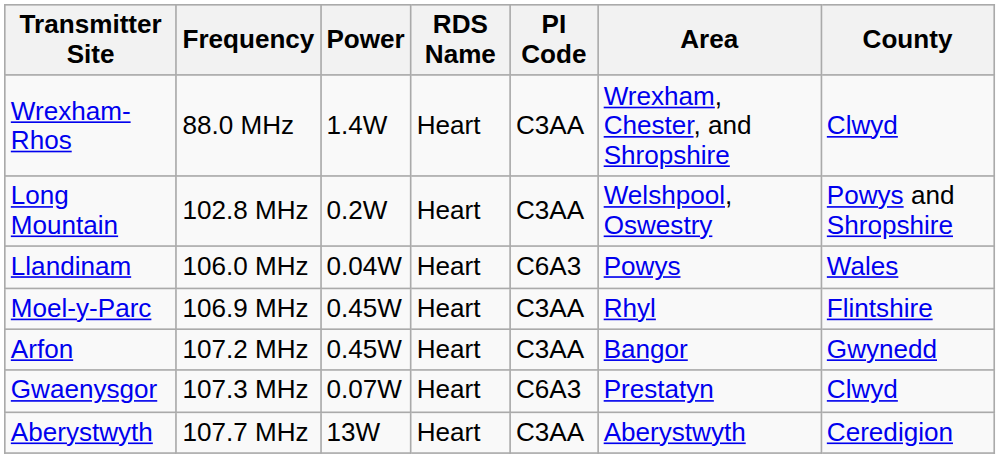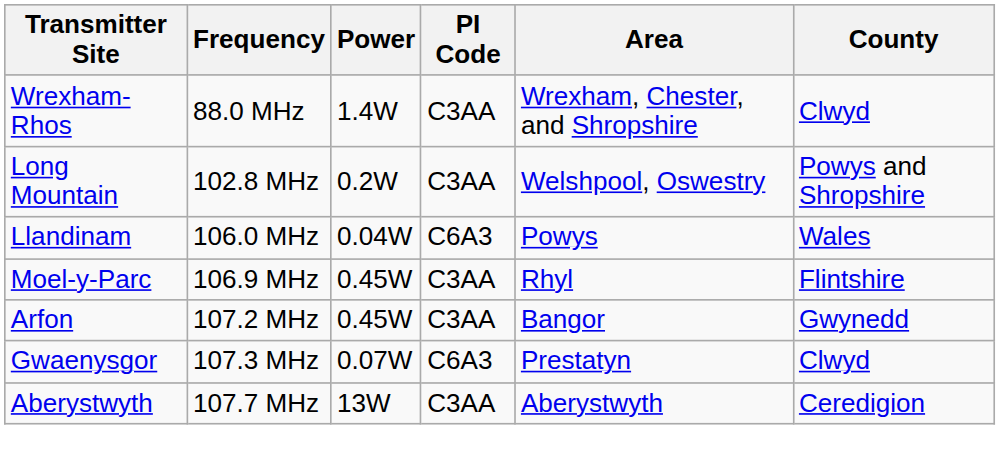- column: (460, 39)
